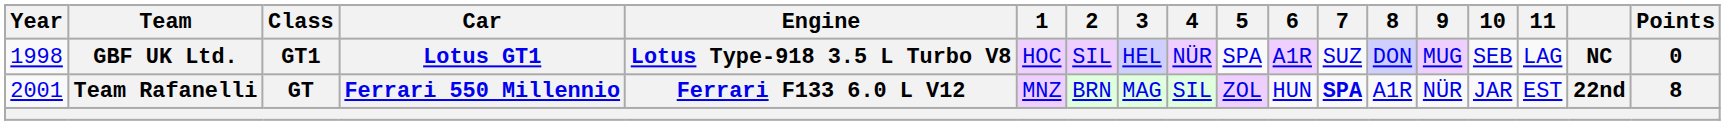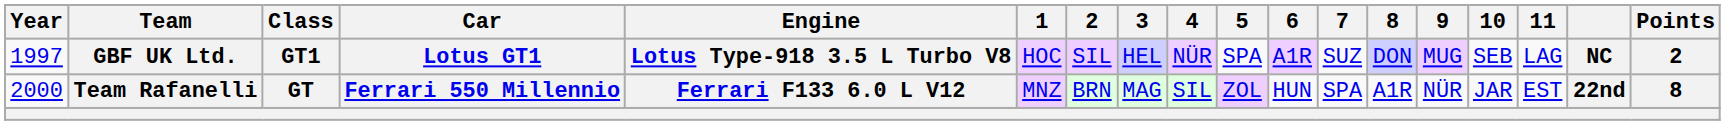(37, 57) 1998 -> (37, 57) 1997
(1676, 57) 0 -> (1676, 57) 2
(37, 91) 2001 -> (37, 91) 2000
(1342, 91) bold -> (1342, 91) normal
